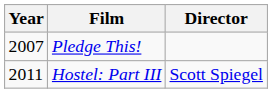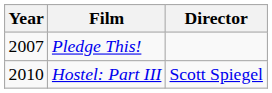(26, 74) 2011 -> (26, 74) 2010
